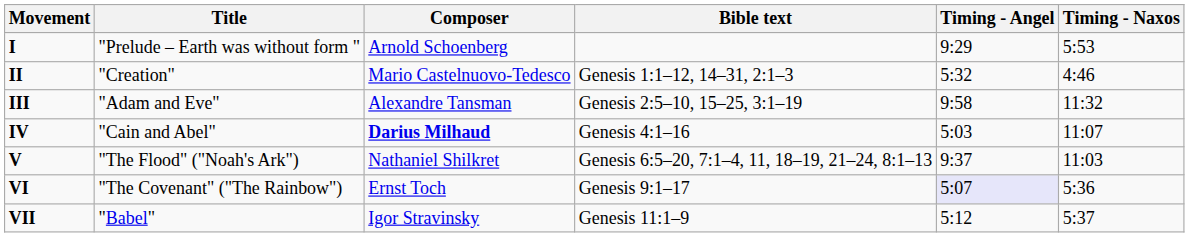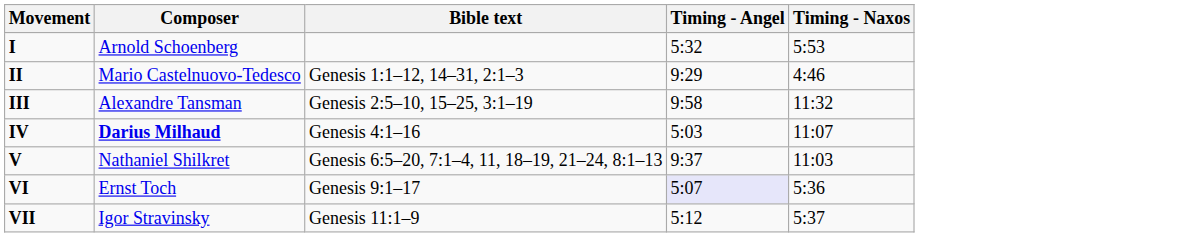- column: (229, 18)
(956, 47) 9:29 -> (687, 47) 5:32
(956, 75) 5:32 -> (687, 75) 9:29
